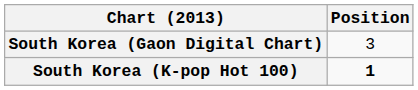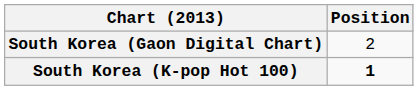(370, 45) 3 -> (370, 45) 2
